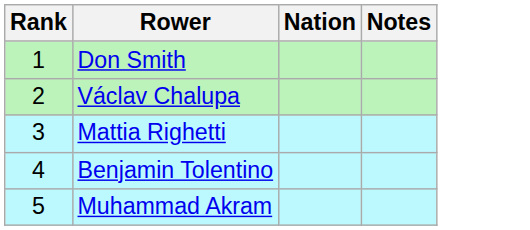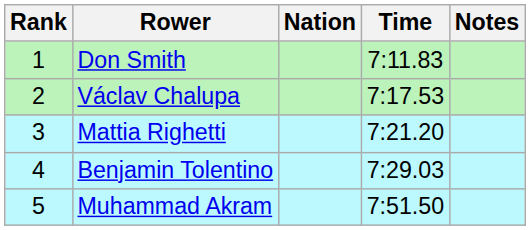+ column: (405, 22)
